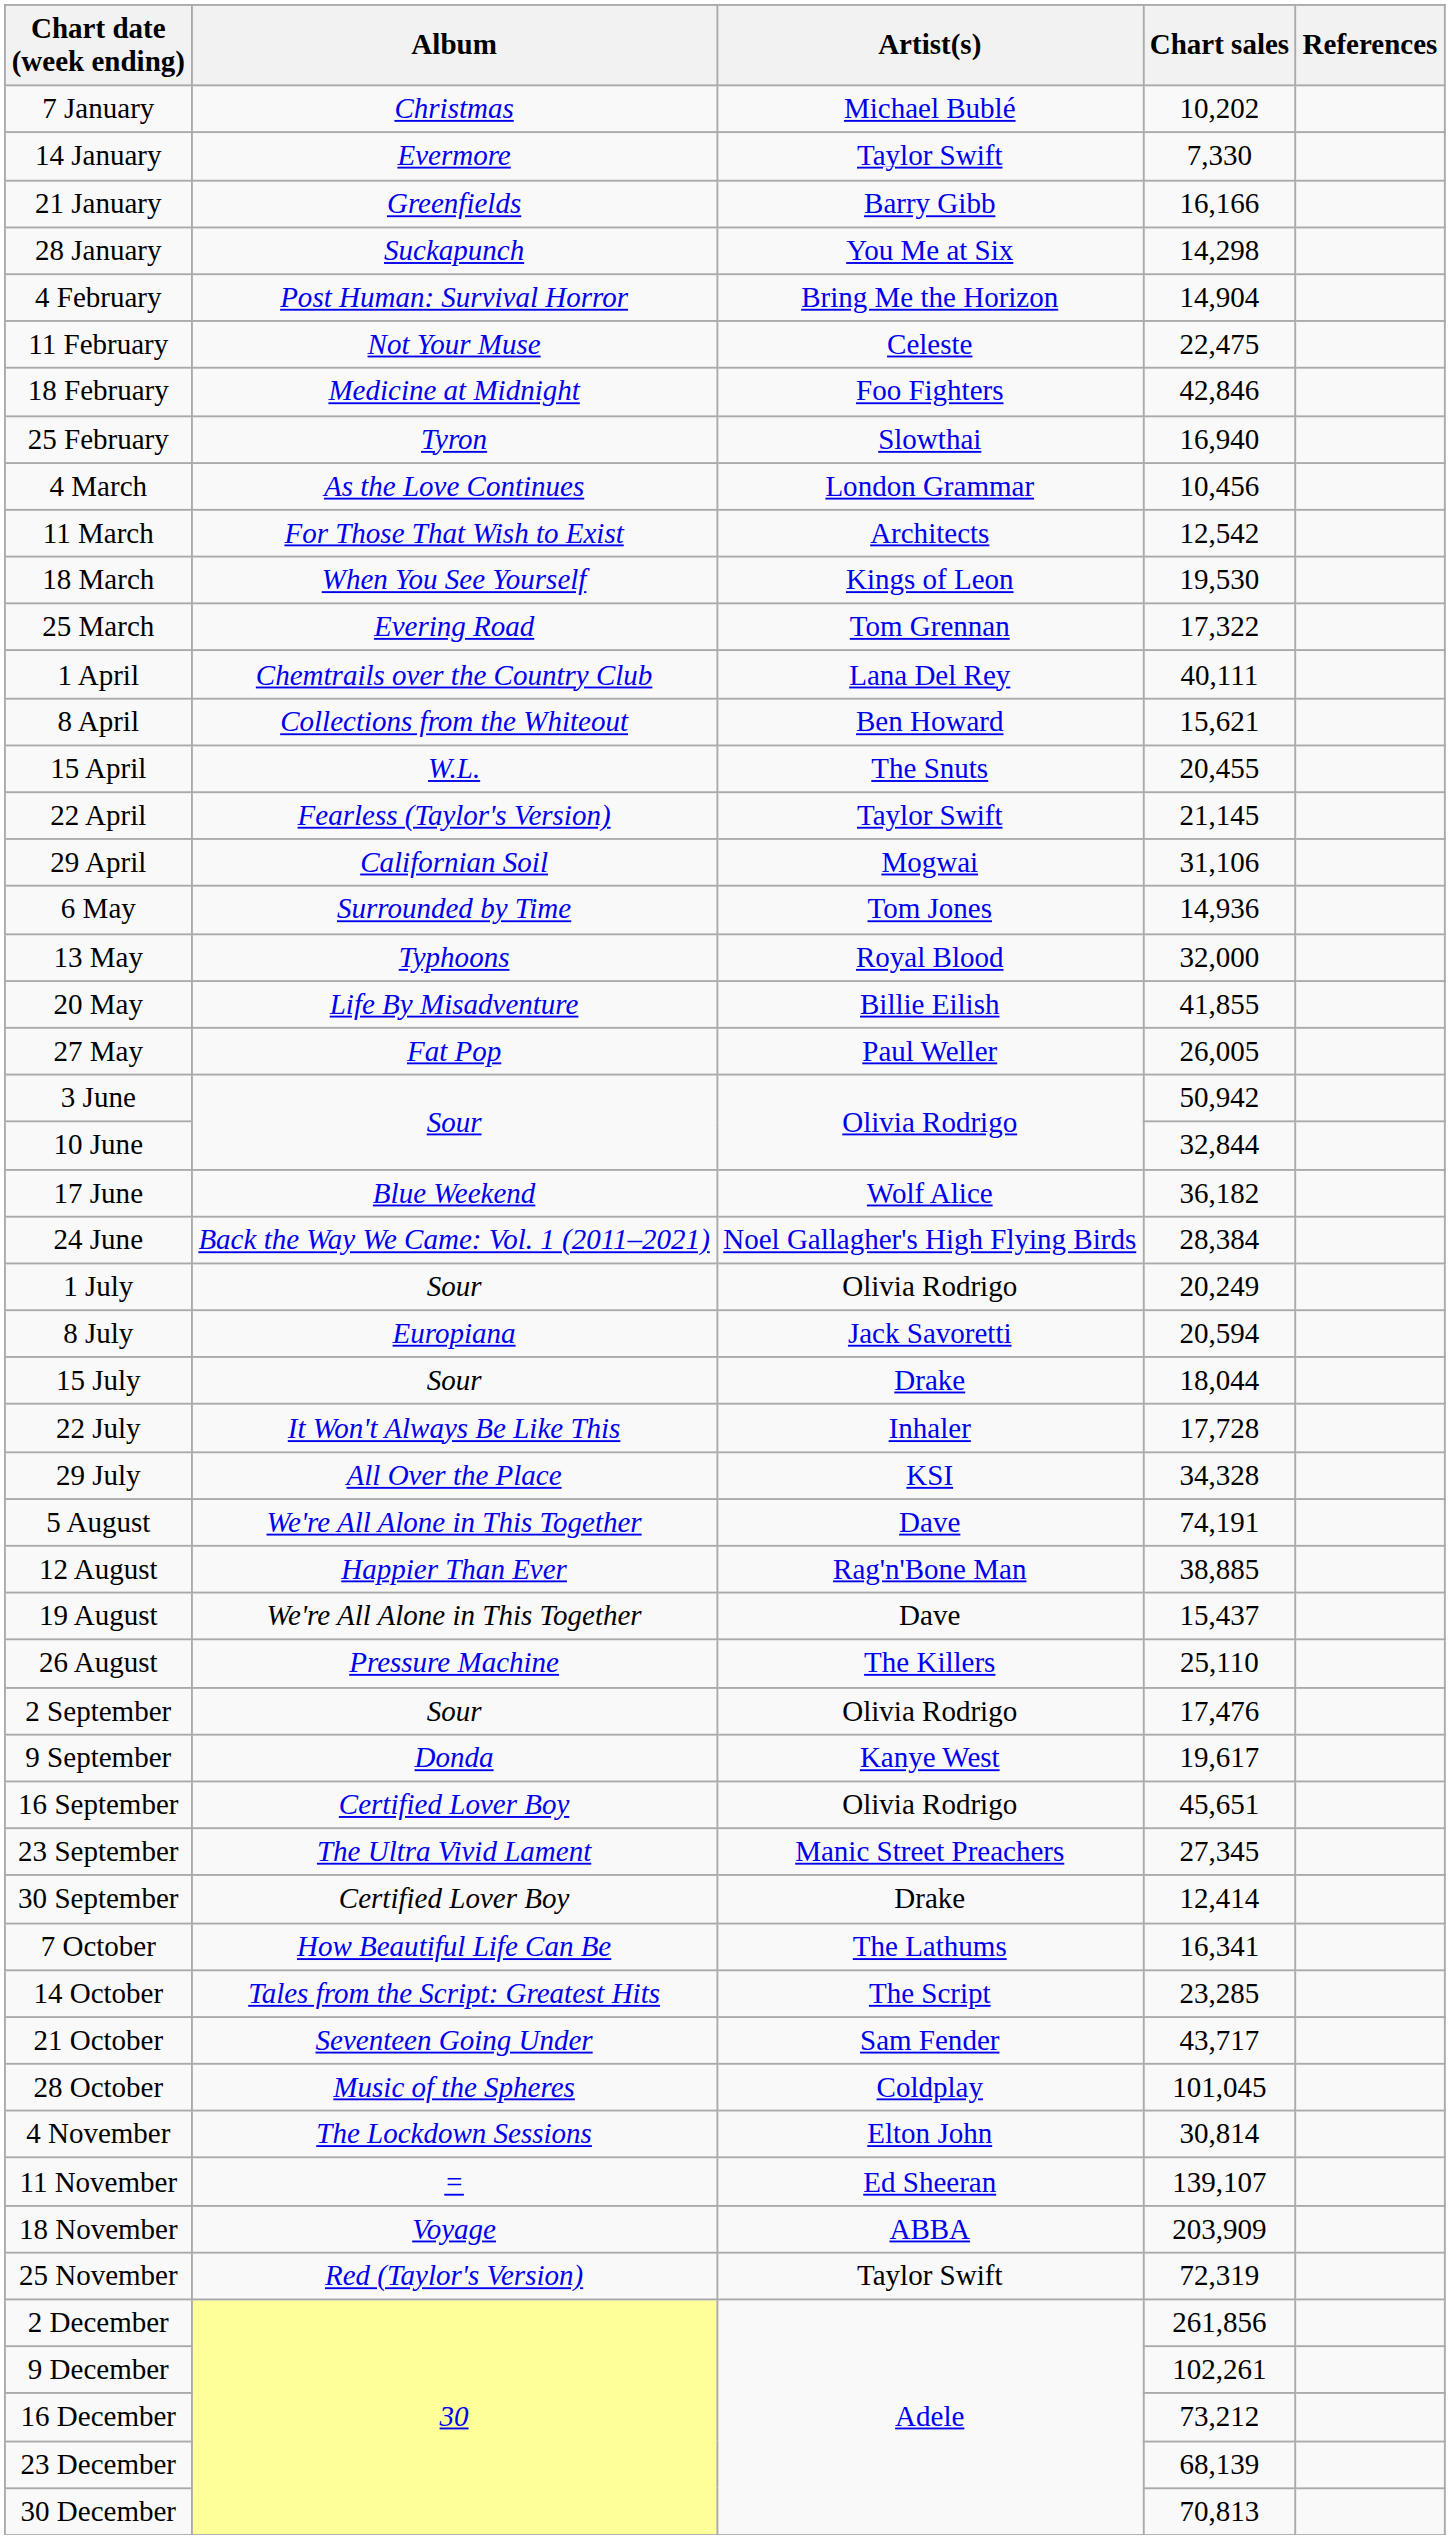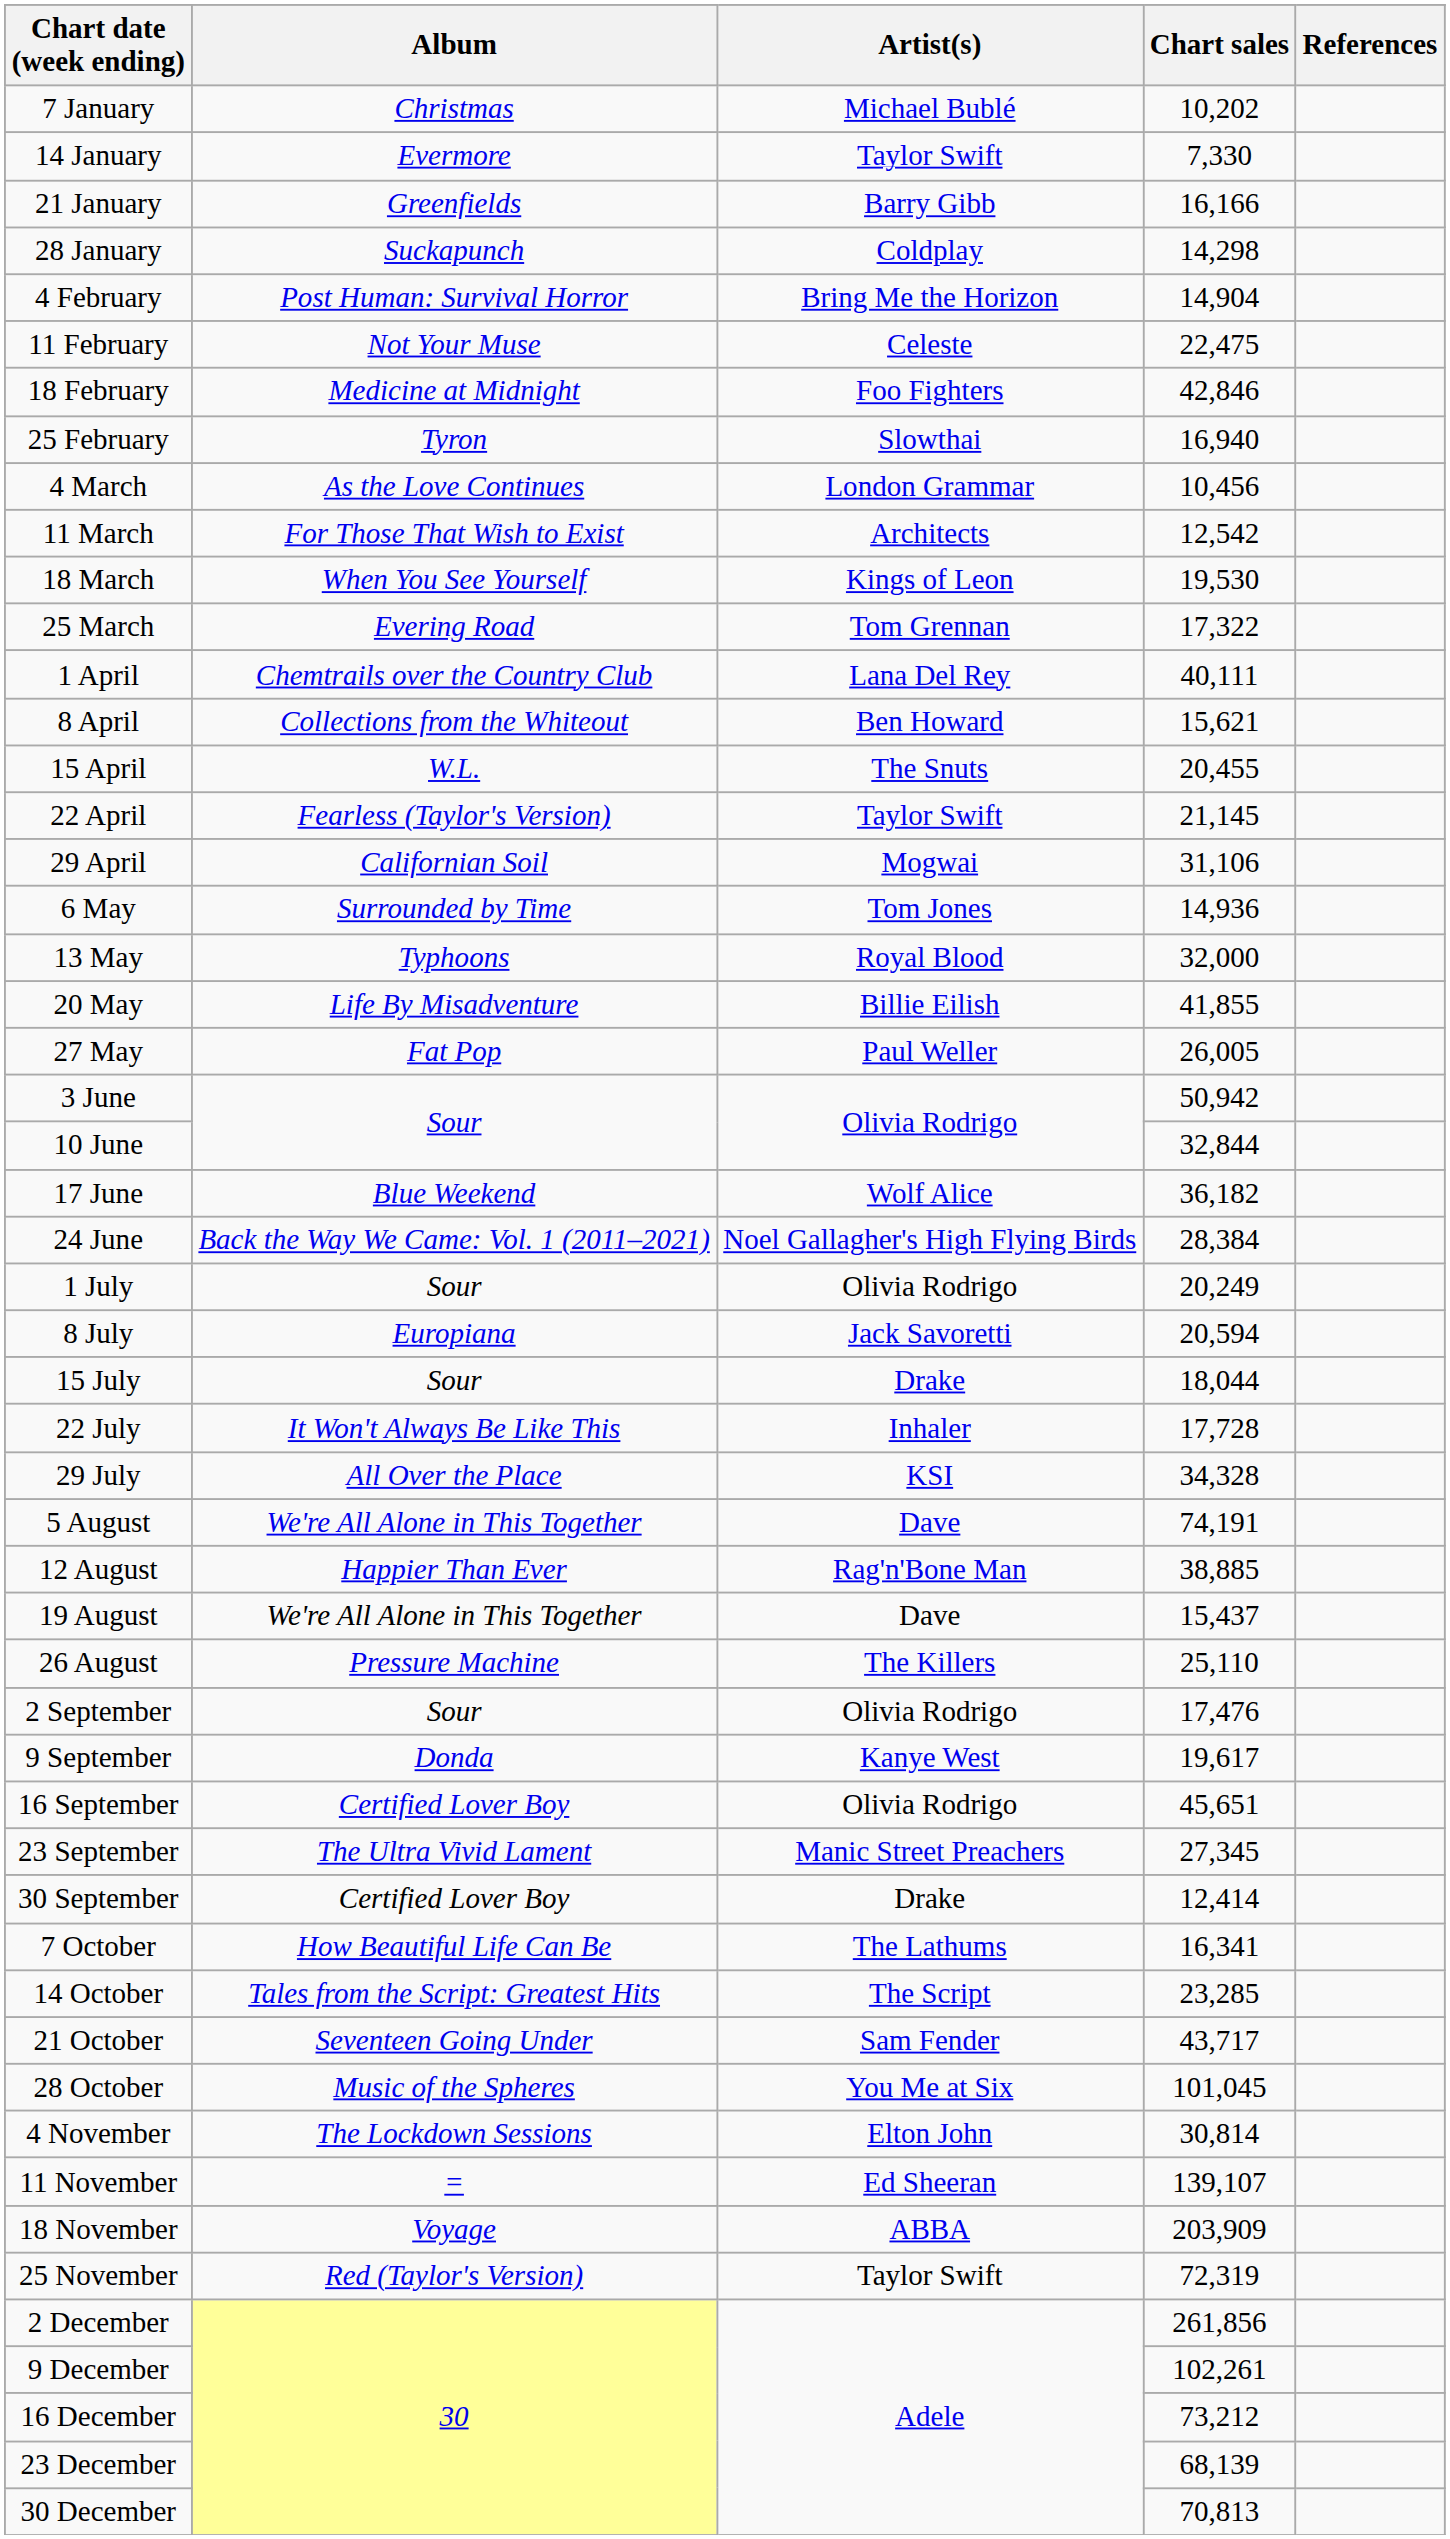(930, 249) You Me at Six -> (930, 249) Coldplay
(930, 2086) Coldplay -> (930, 2086) You Me at Six
